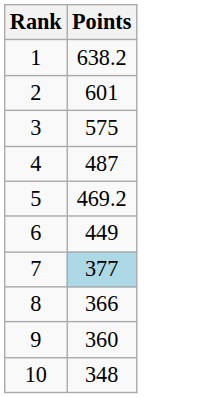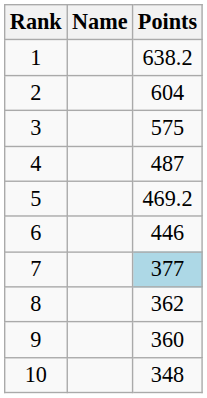+ column: (100, 22)
(102, 92) 601 -> (167, 92) 604
(102, 233) 449 -> (167, 233) 446
(102, 304) 366 -> (167, 304) 362
